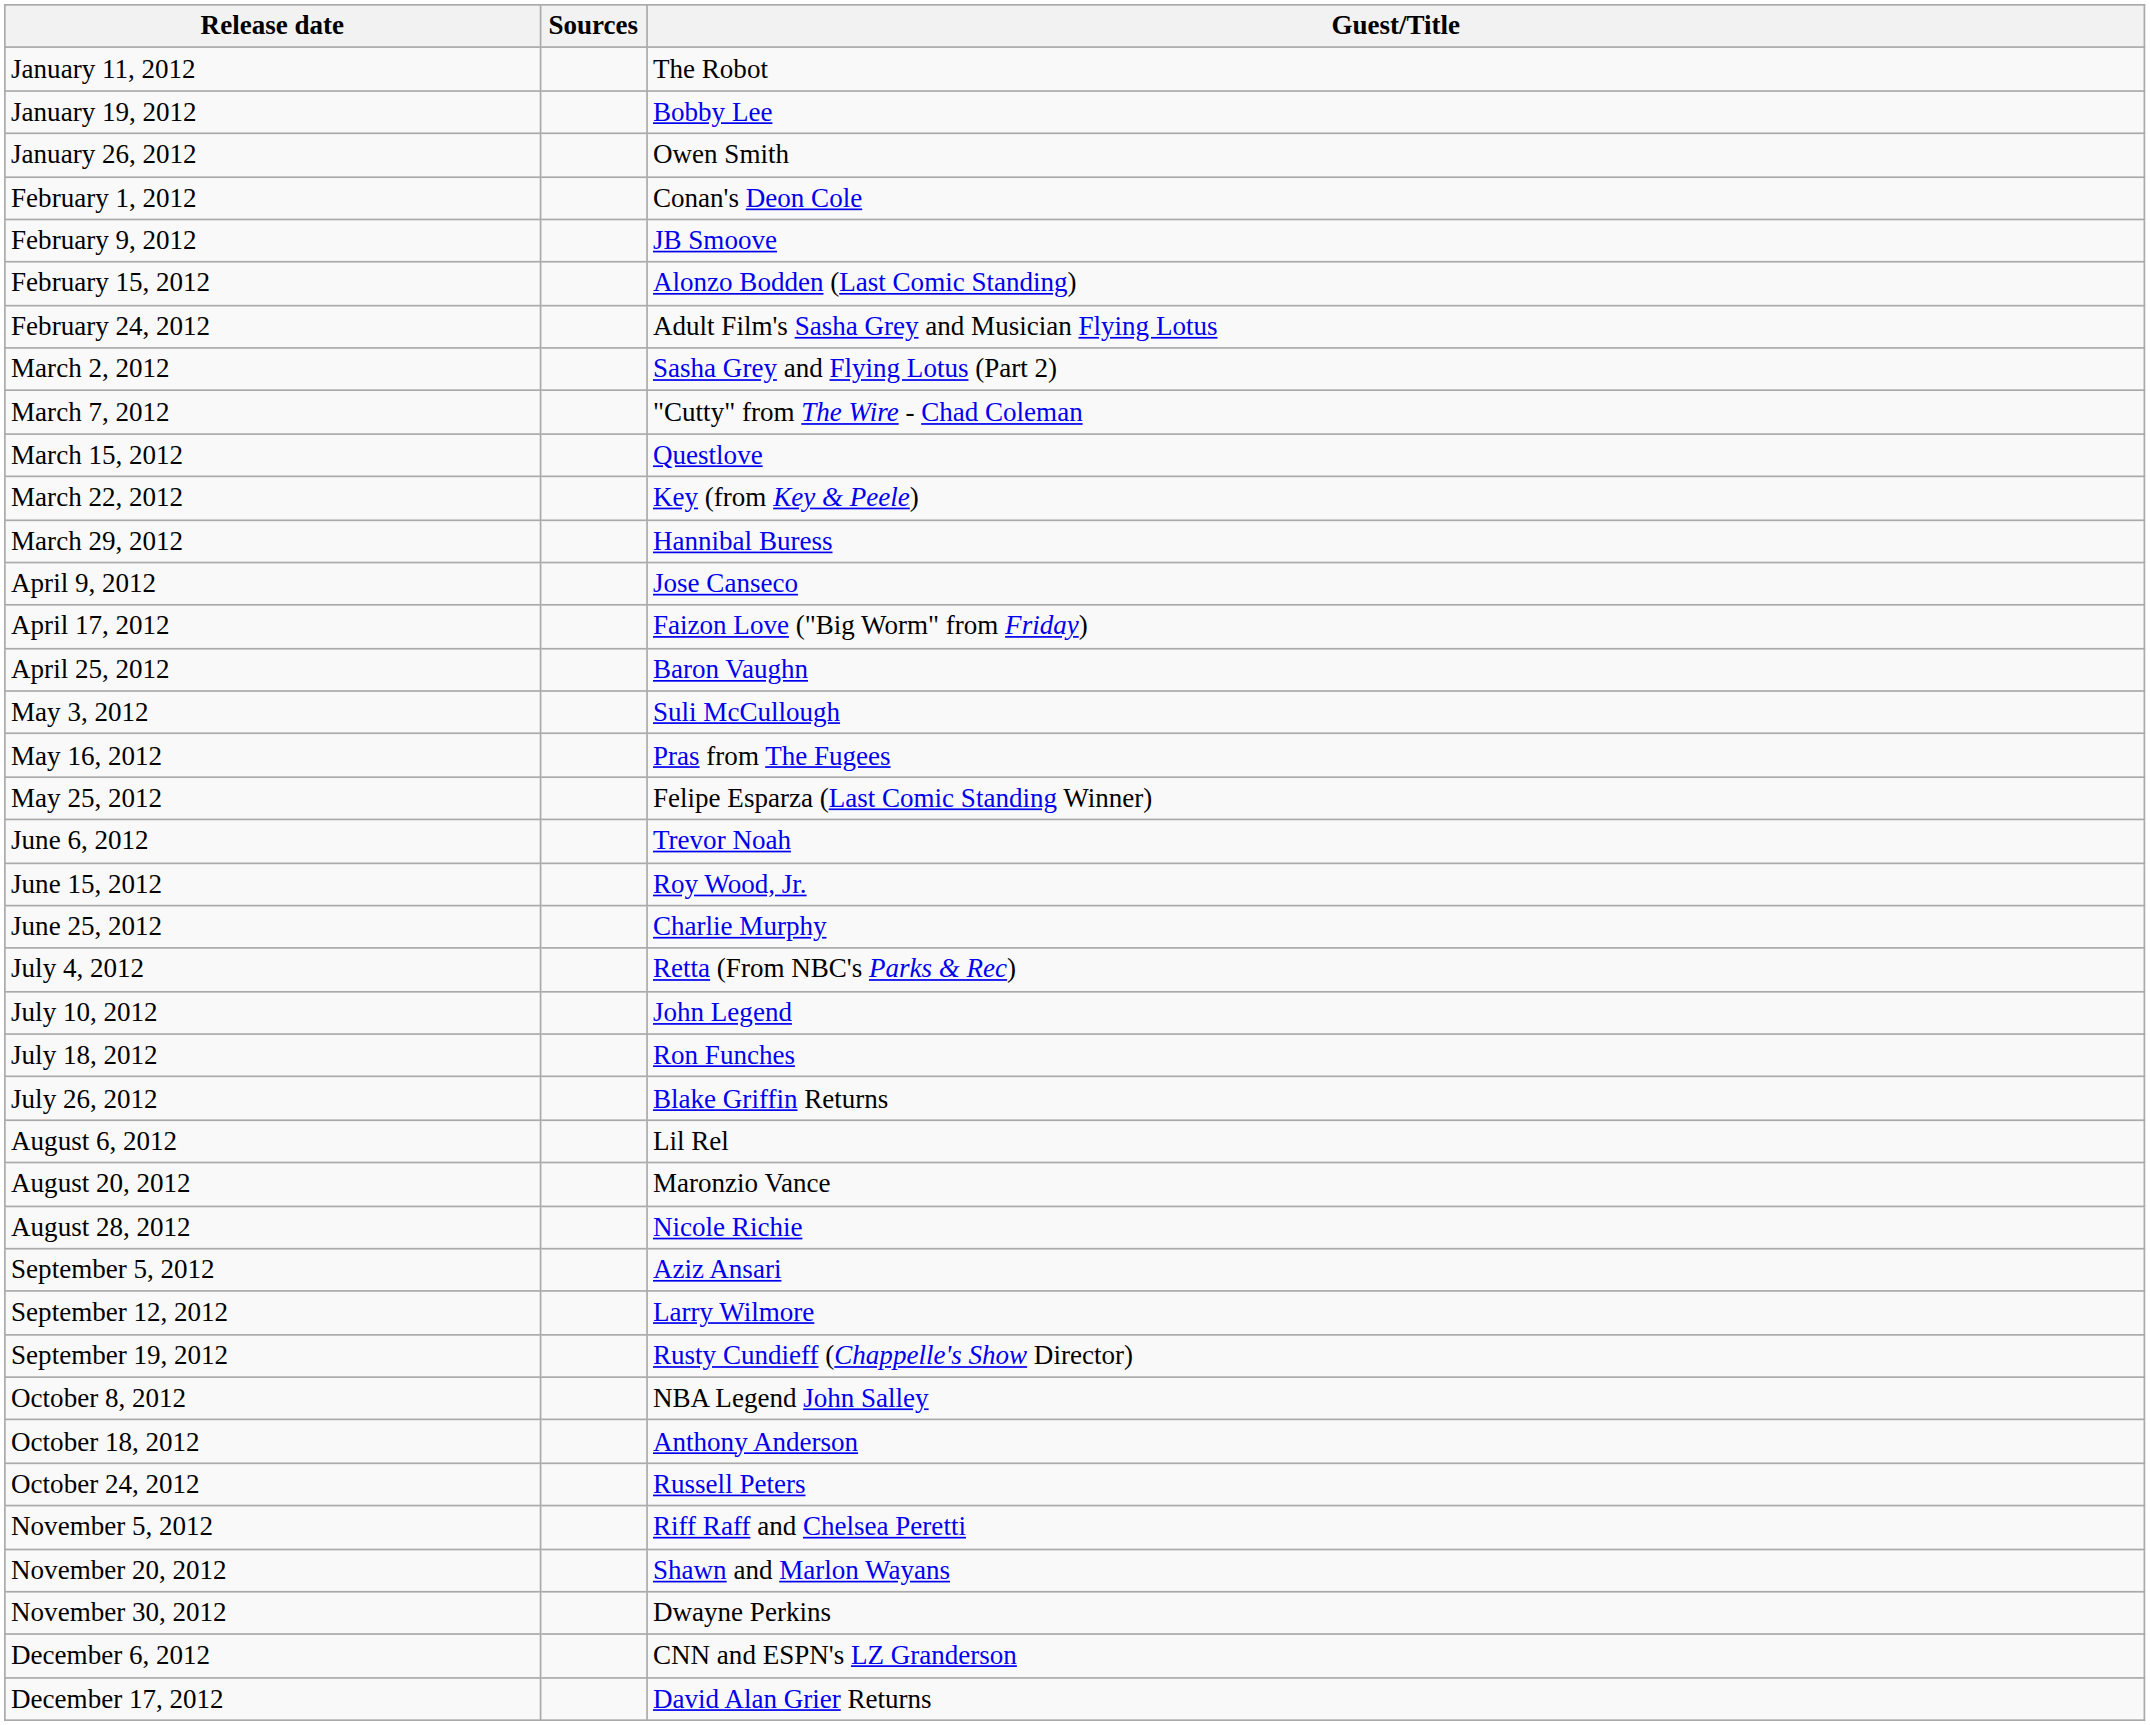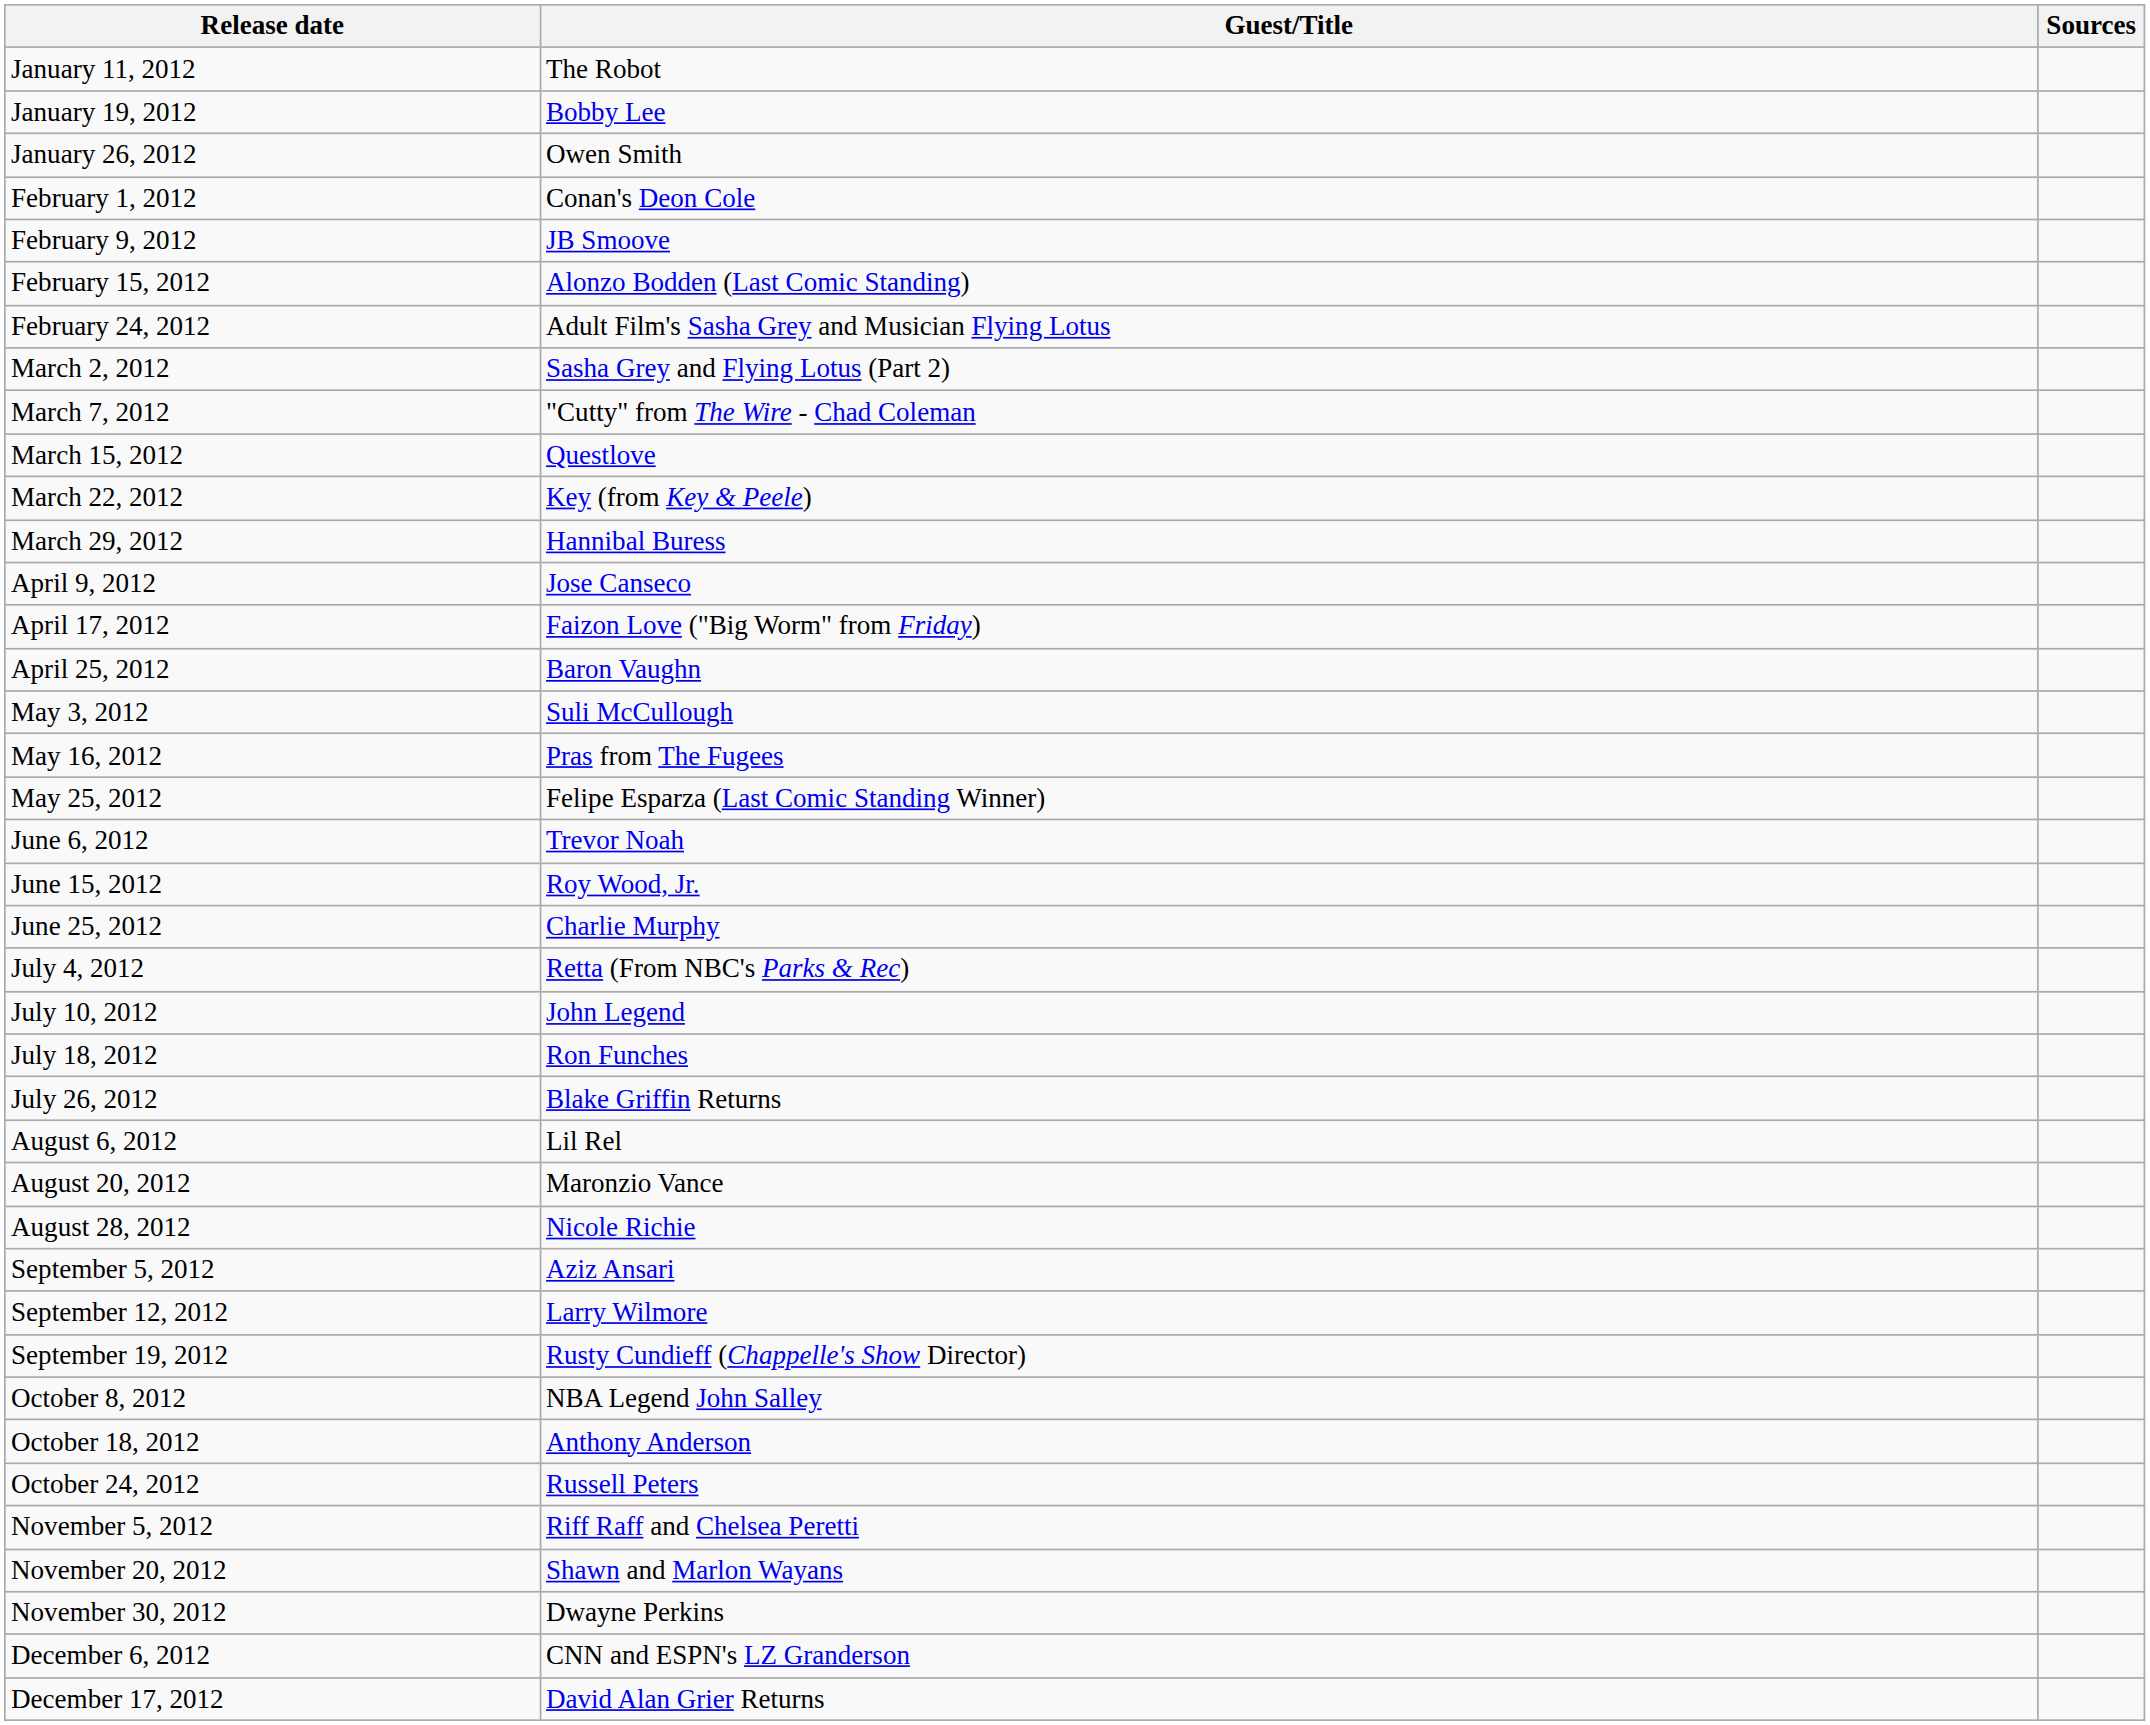columns swapped: (1396, 25) <-> (593, 25)
